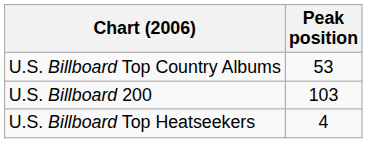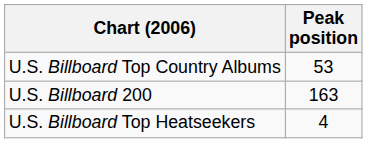(323, 94) 103 -> (323, 94) 163
